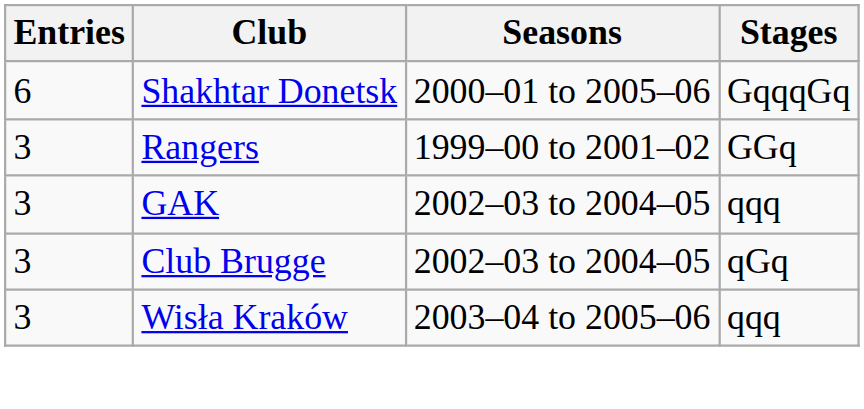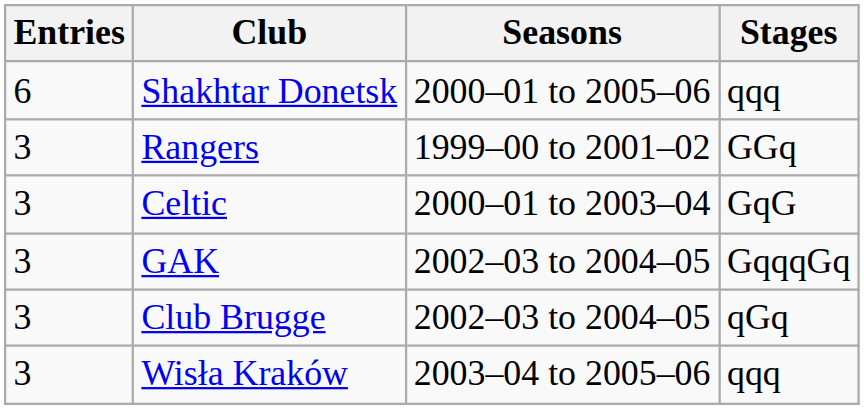(789, 89) GqqqGq -> (754, 89) qqq
+ row: (184, 203)
(754, 203) qqq -> (789, 260) GqqqGq
